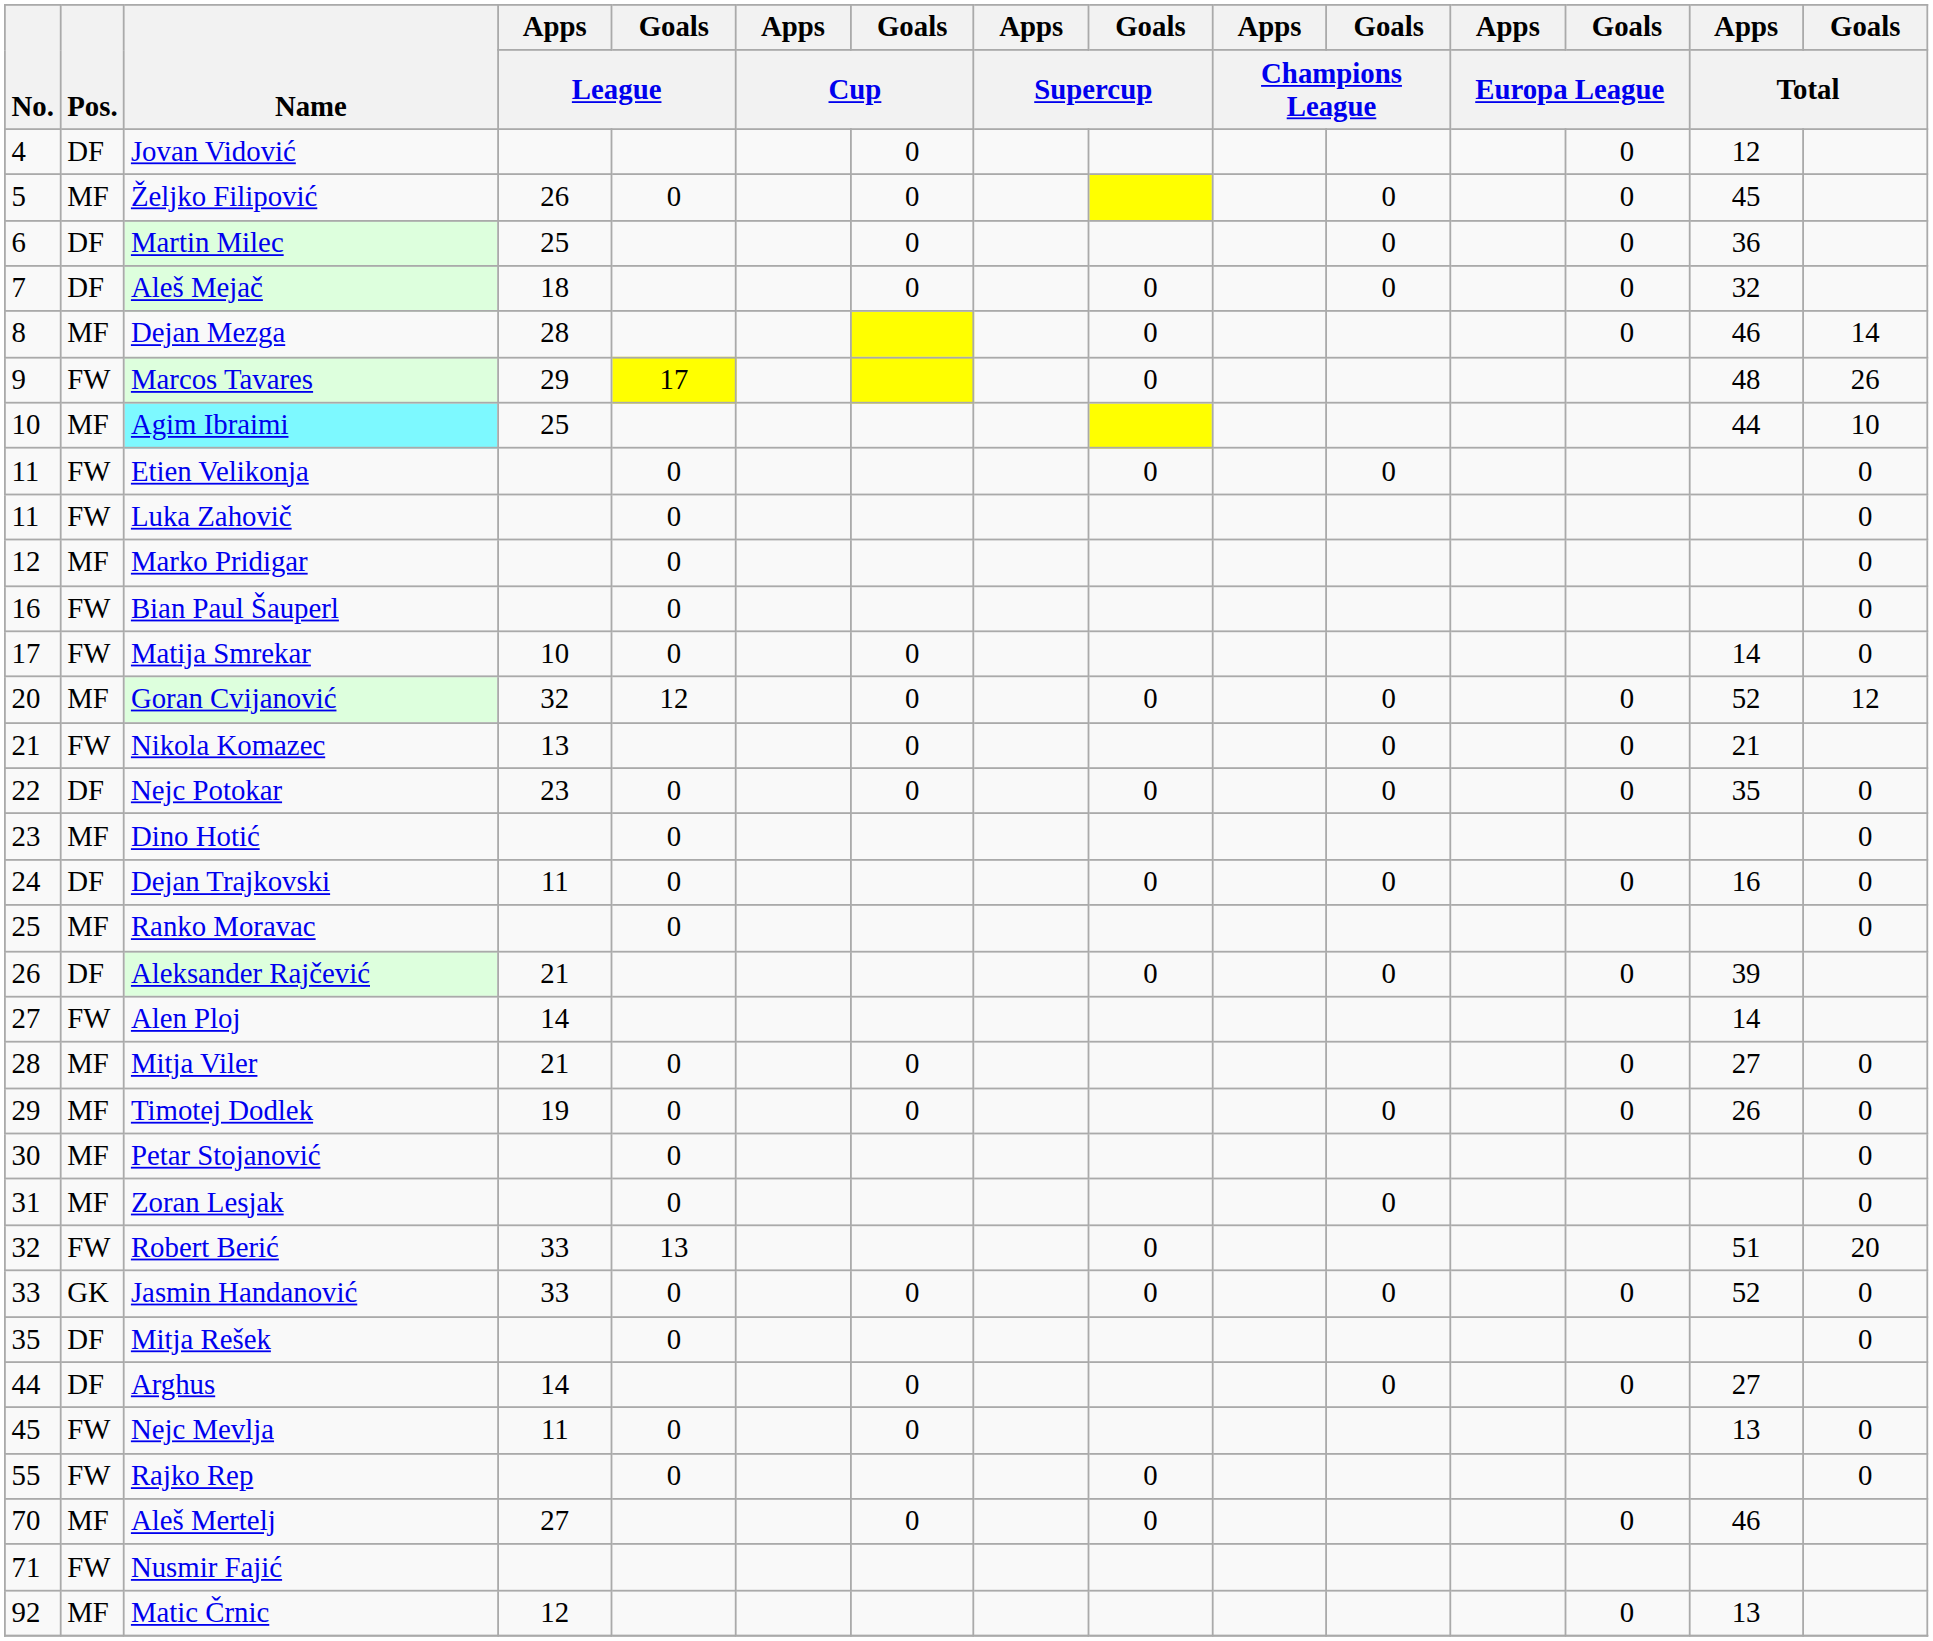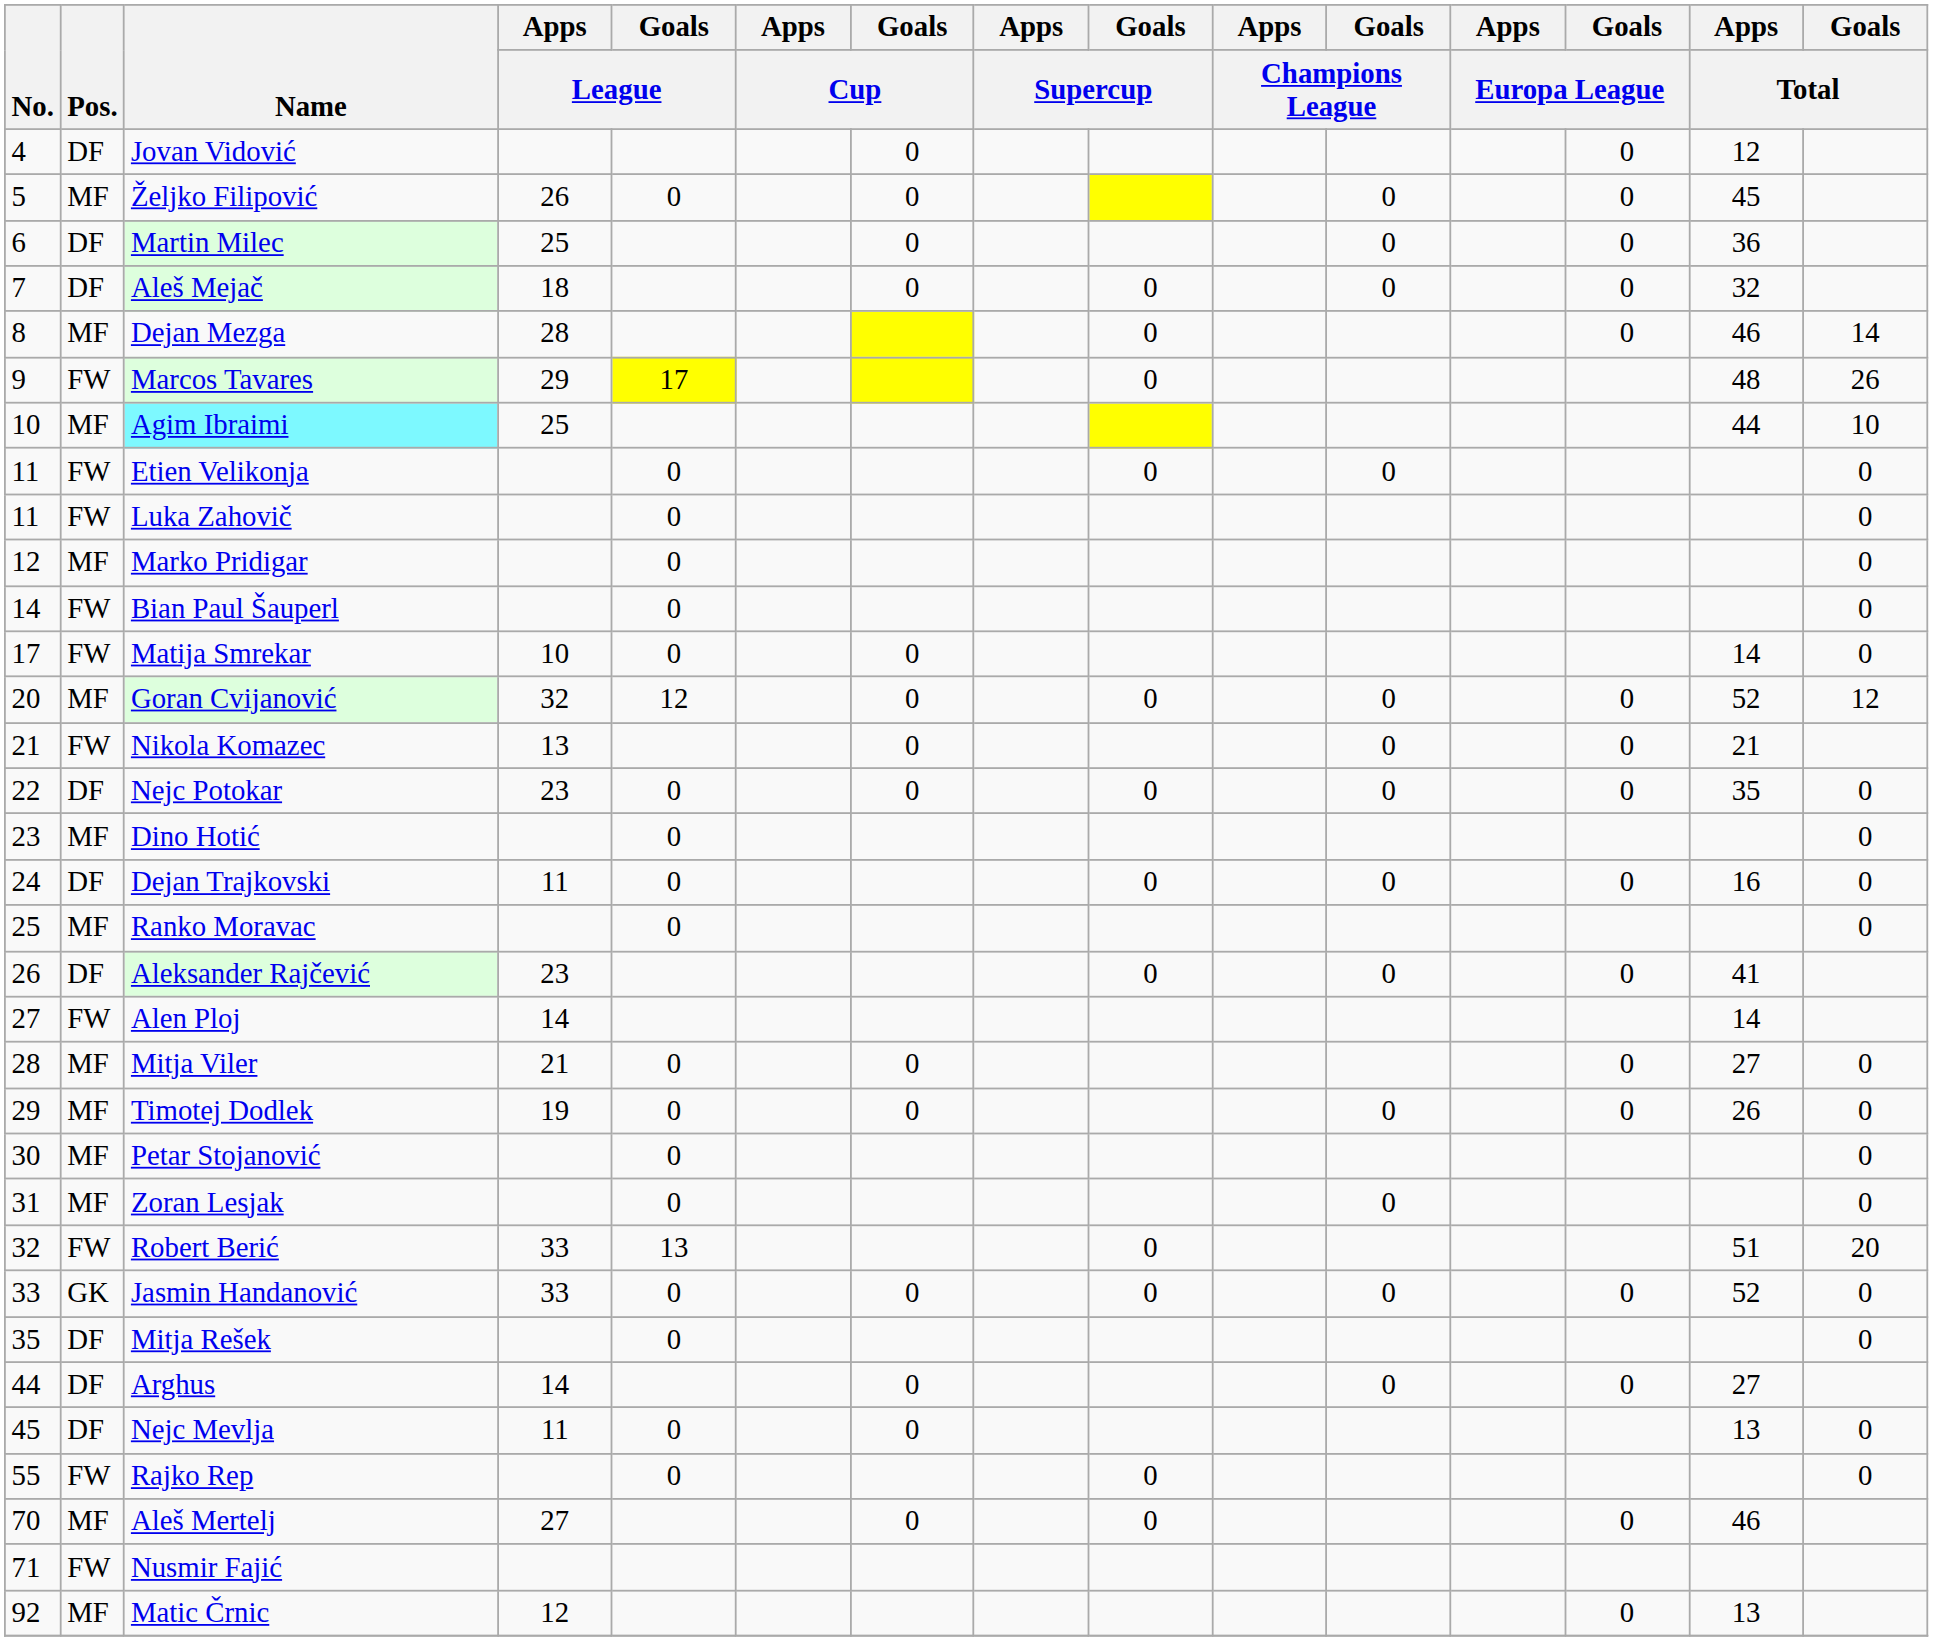(26, 607) 16 -> (26, 607) 14
(555, 973) 21 -> (555, 973) 23
(1746, 973) 39 -> (1746, 973) 41
(89, 1429) FW -> (86, 1429) DF
